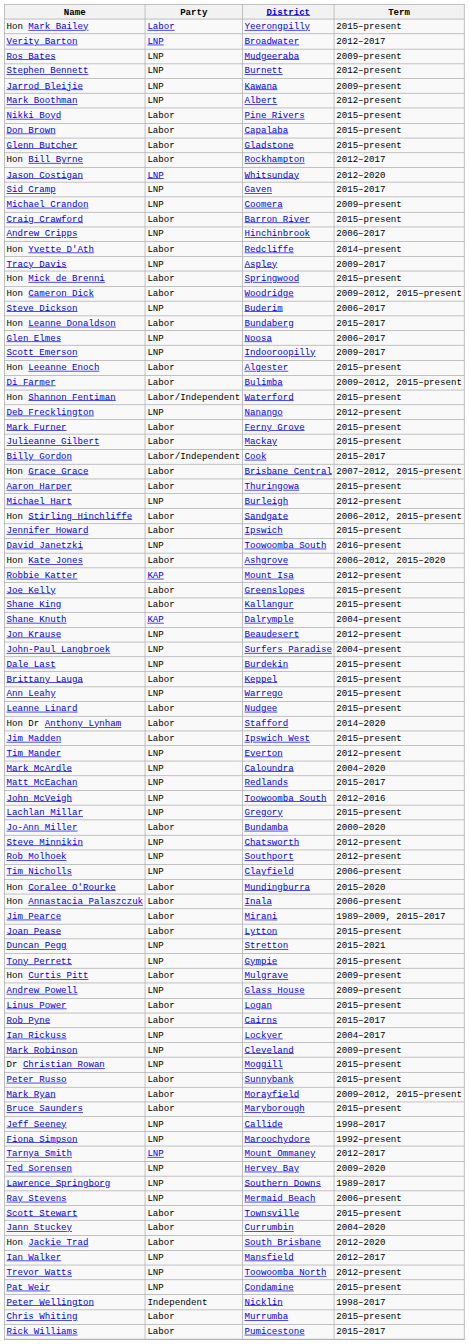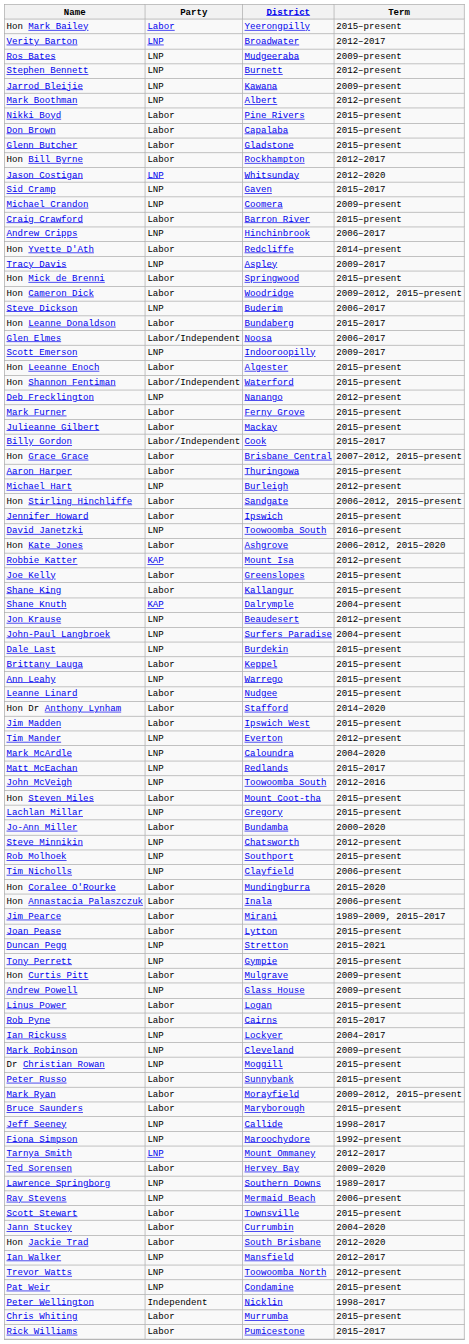(156, 338) LNP -> (194, 338) Labor/Independent
- row: (31, 383)
+ row: (50, 798)
(369, 857) 2012–present -> (369, 857) 2015–present
(156, 1169) LNP -> (161, 1169) Labor
